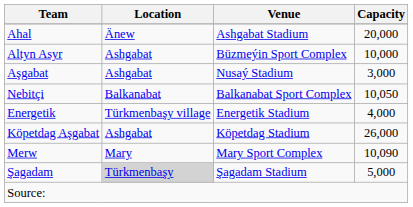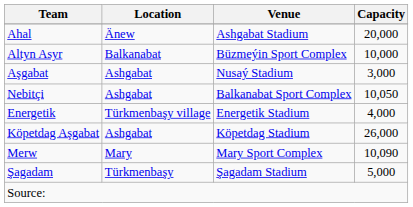(128, 53) Ashgabat -> (133, 53) Balkanabat
(133, 93) Balkanabat -> (128, 93) Ashgabat
(139, 172) lightgrey background -> (139, 172) no background
